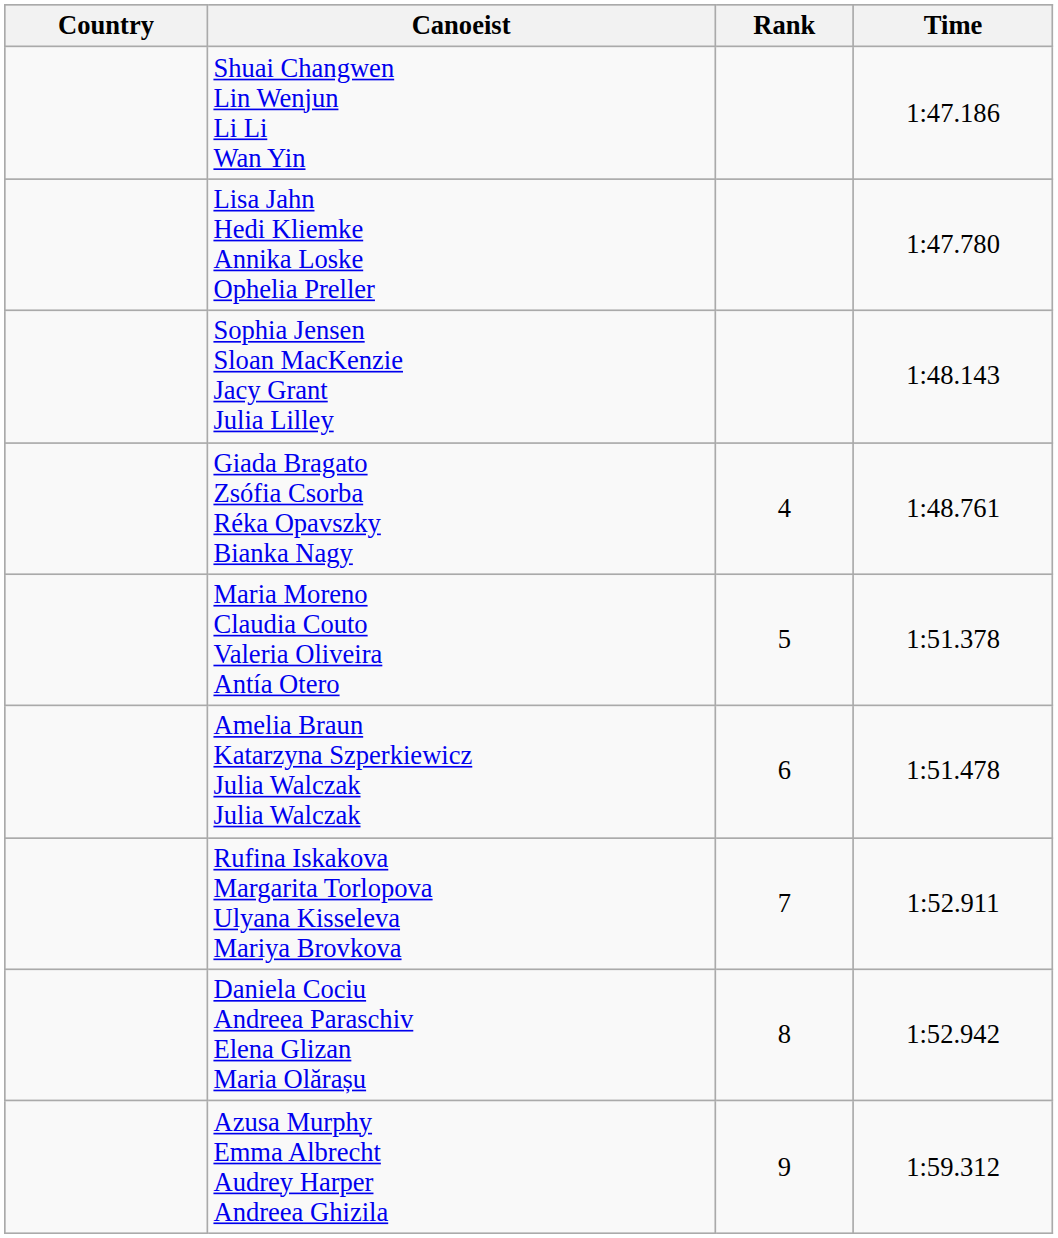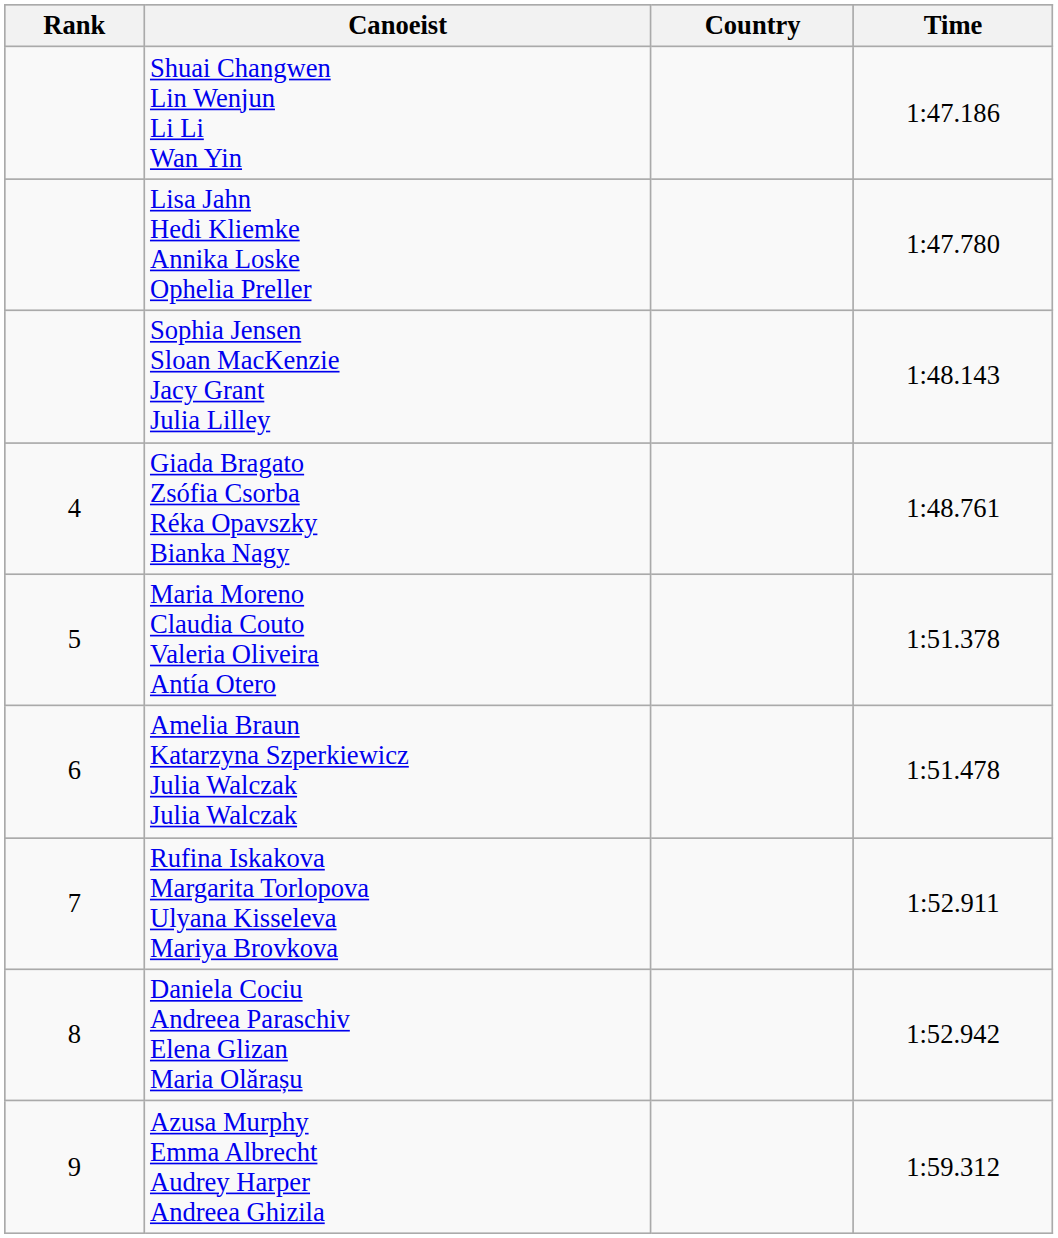columns swapped: (784, 25) <-> (106, 25)
